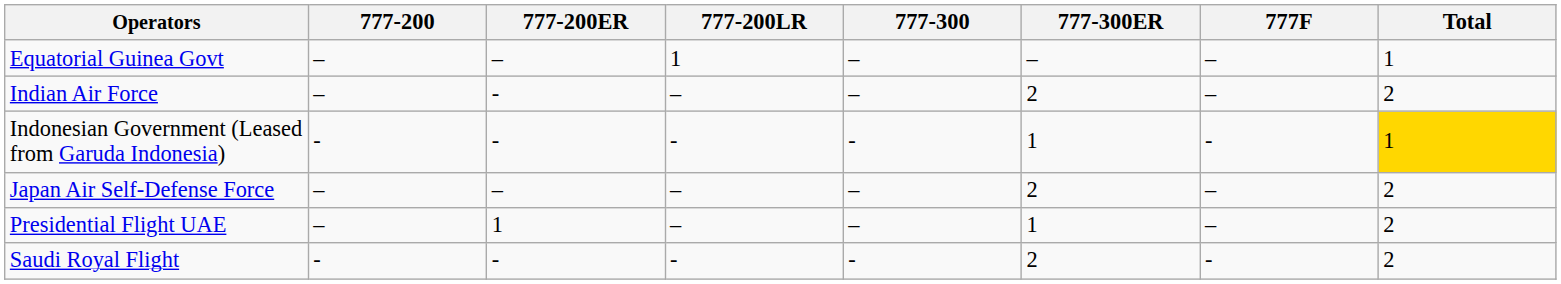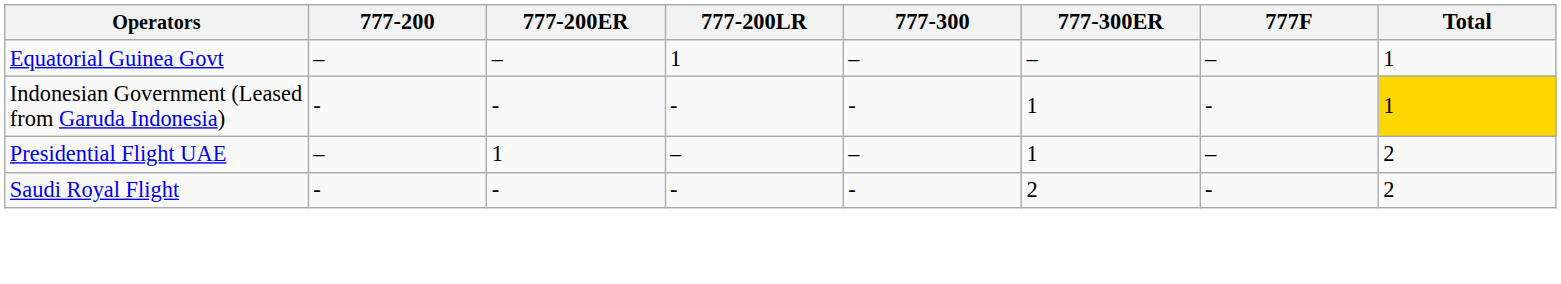- row: (84, 93)
- row: (142, 189)
